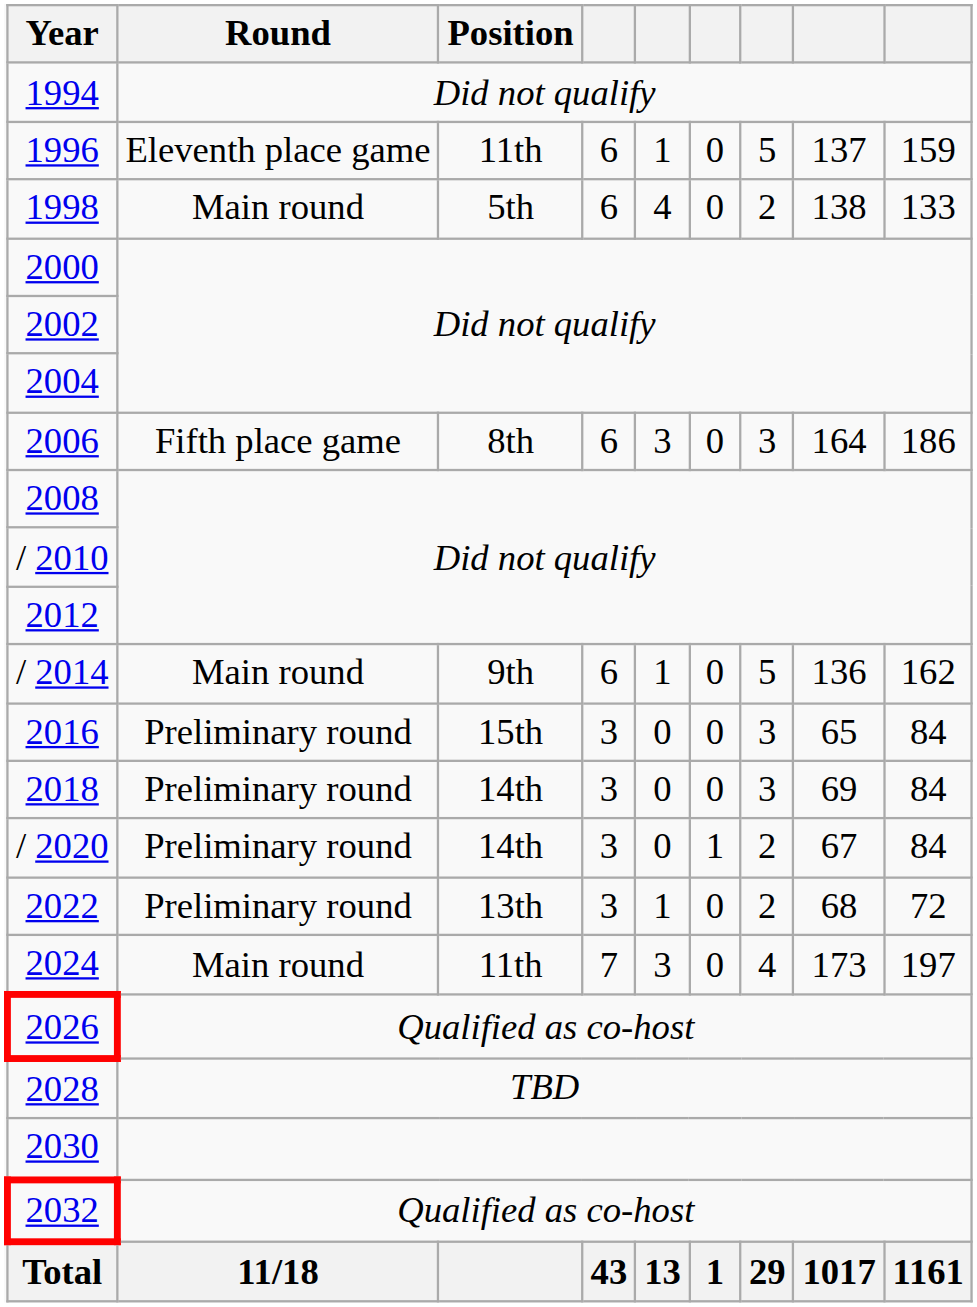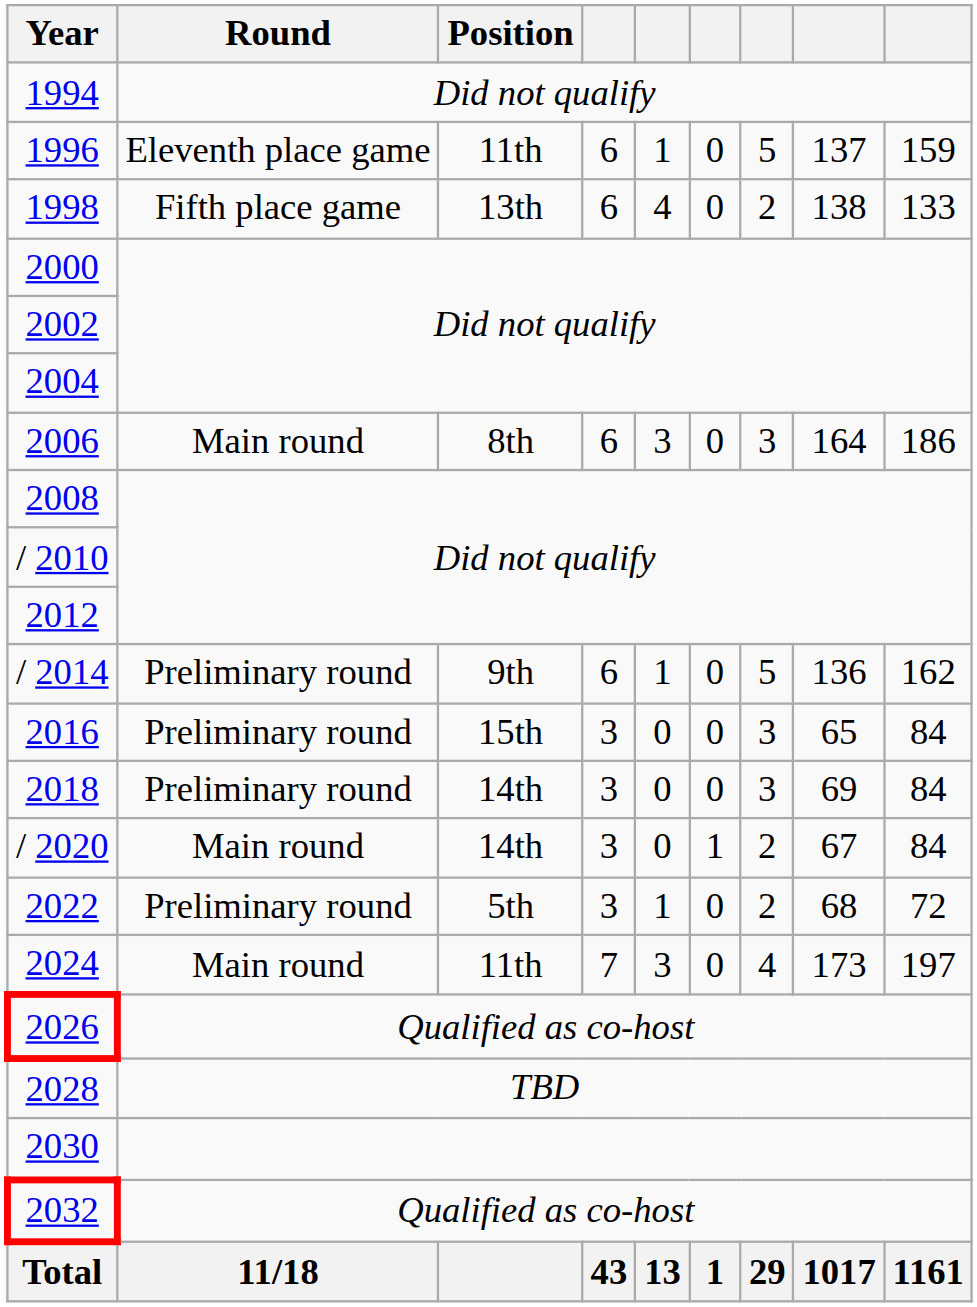(278, 207) Main round -> (278, 207) Fifth place game
(511, 207) 5th -> (511, 207) 13th
(278, 440) Fifth place game -> (278, 440) Main round
(278, 672) Main round -> (278, 672) Preliminary round
(278, 847) Preliminary round -> (278, 847) Main round
(511, 905) 13th -> (511, 905) 5th
